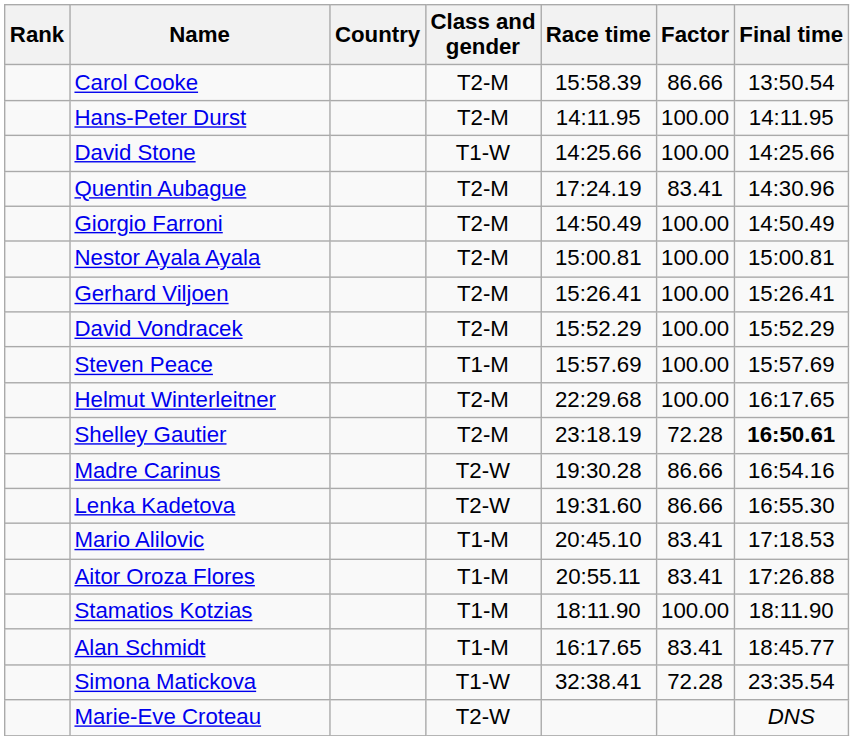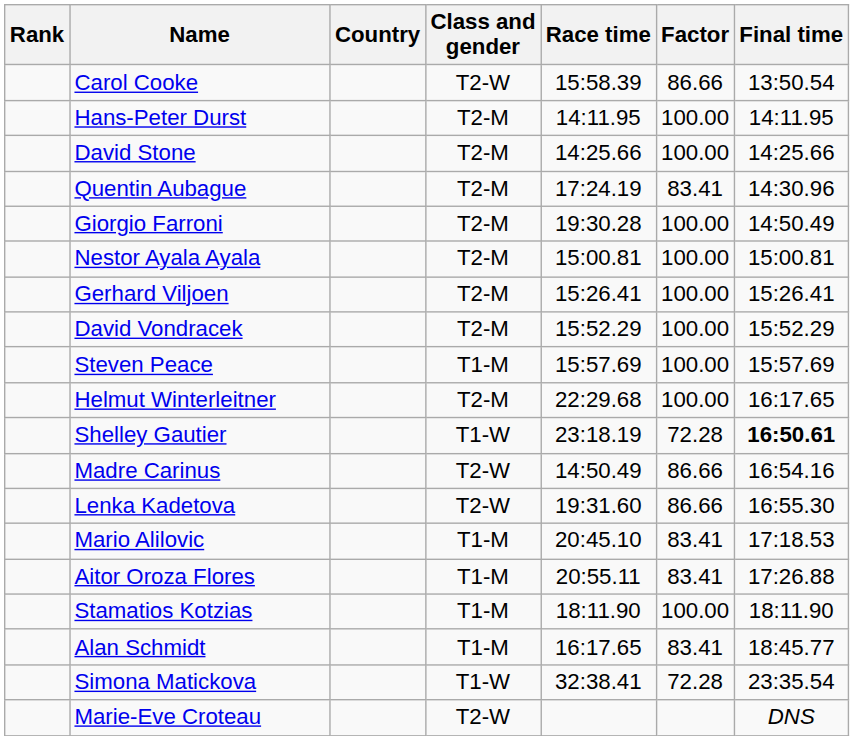(483, 82) T2-M -> (483, 82) T2-W
(483, 152) T1-W -> (483, 152) T2-M
(598, 223) 14:50.49 -> (598, 223) 19:30.28
(483, 435) T2-M -> (483, 435) T1-W
(598, 470) 19:30.28 -> (598, 470) 14:50.49
